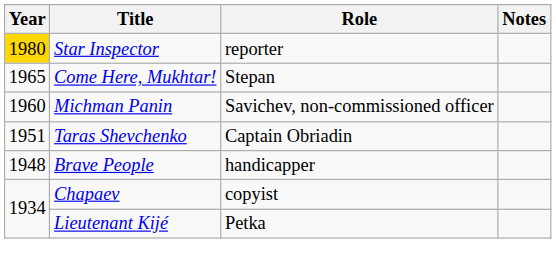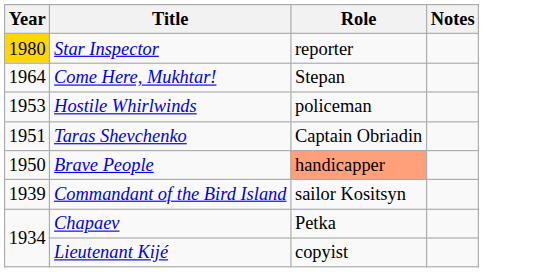(27, 77) 1965 -> (27, 77) 1964
- row: (113, 106)
+ row: (125, 106)
(27, 164) 1948 -> (27, 164) 1950
(270, 164) no background -> (340, 164) lightsalmon background
+ row: (170, 194)
(251, 194) copyist -> (315, 223) Petka
(245, 223) Petka -> (322, 252) copyist
